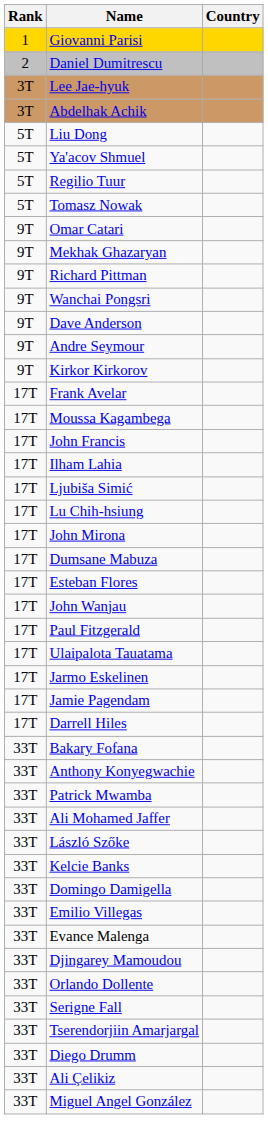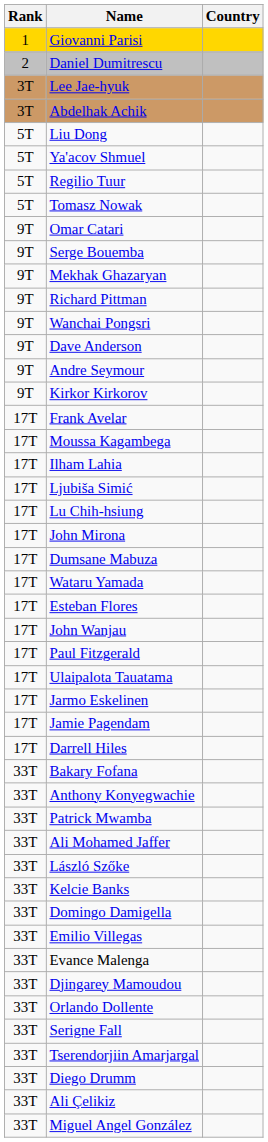+ row: (97, 252)
- row: (87, 441)
+ row: (96, 582)
